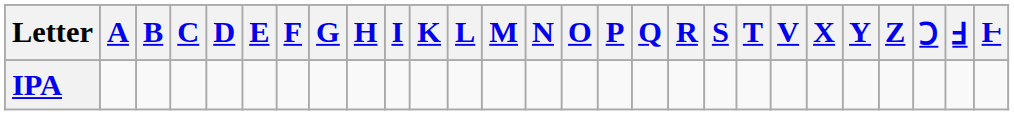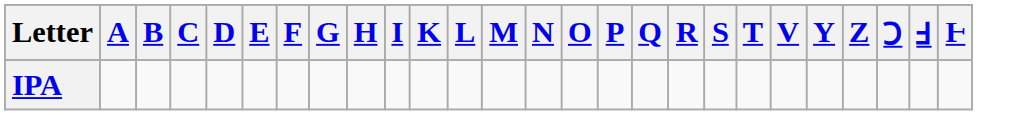- column: (824, 32)
